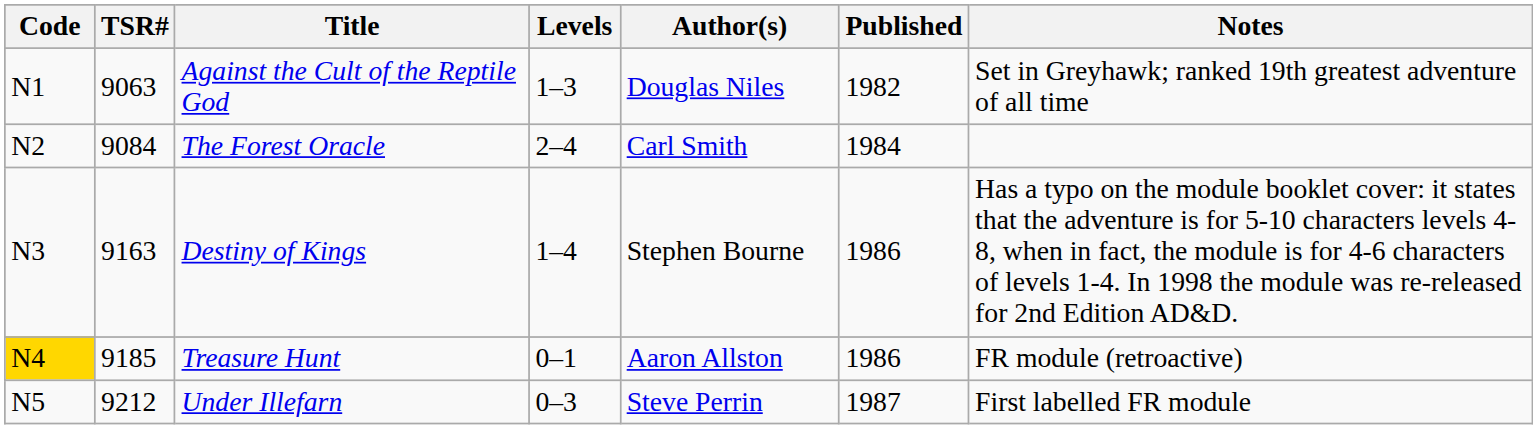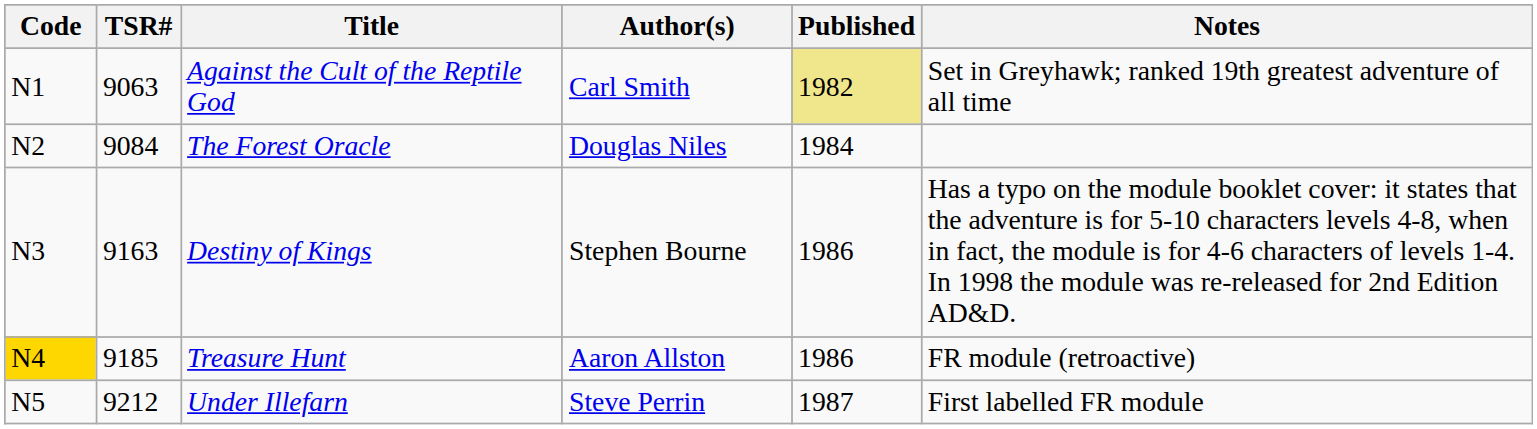- column: (575, 26)
(706, 85) Douglas Niles -> (629, 85) Carl Smith
(873, 85) no background -> (826, 85) khaki background
(687, 145) Carl Smith -> (648, 145) Douglas Niles
